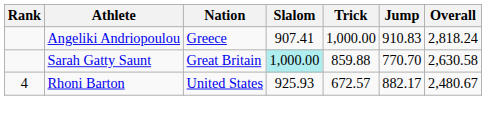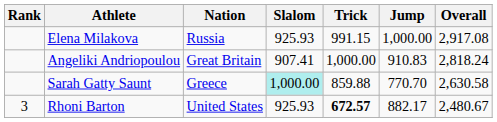+ row: (93, 38)
(207, 38) Greece -> (224, 60) Great Britain
(224, 60) Great Britain -> (207, 83) Greece
(24, 83) 4 -> (24, 106) 3
(351, 83) normal -> (351, 106) bold
